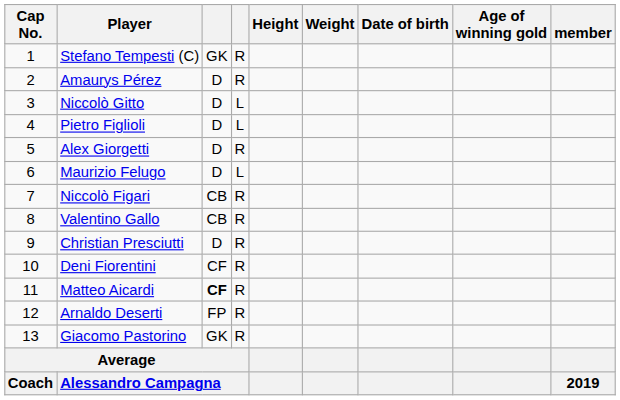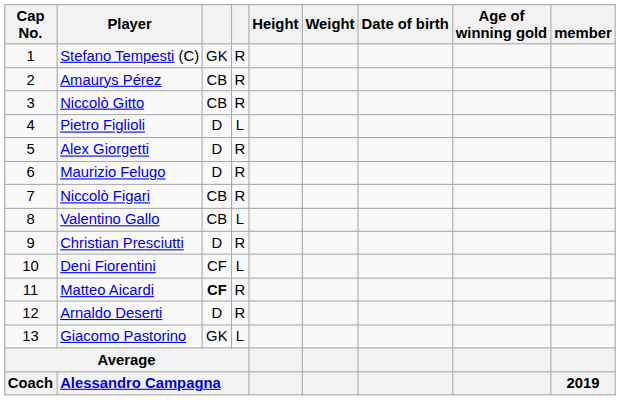(217, 79) D -> (217, 79) CB
(217, 102) D -> (217, 102) CB
(240, 102) L -> (240, 102) R
(240, 172) L -> (240, 172) R
(240, 219) R -> (240, 219) L
(240, 266) R -> (240, 266) L
(217, 313) FP -> (217, 313) D
(240, 336) R -> (240, 336) L
